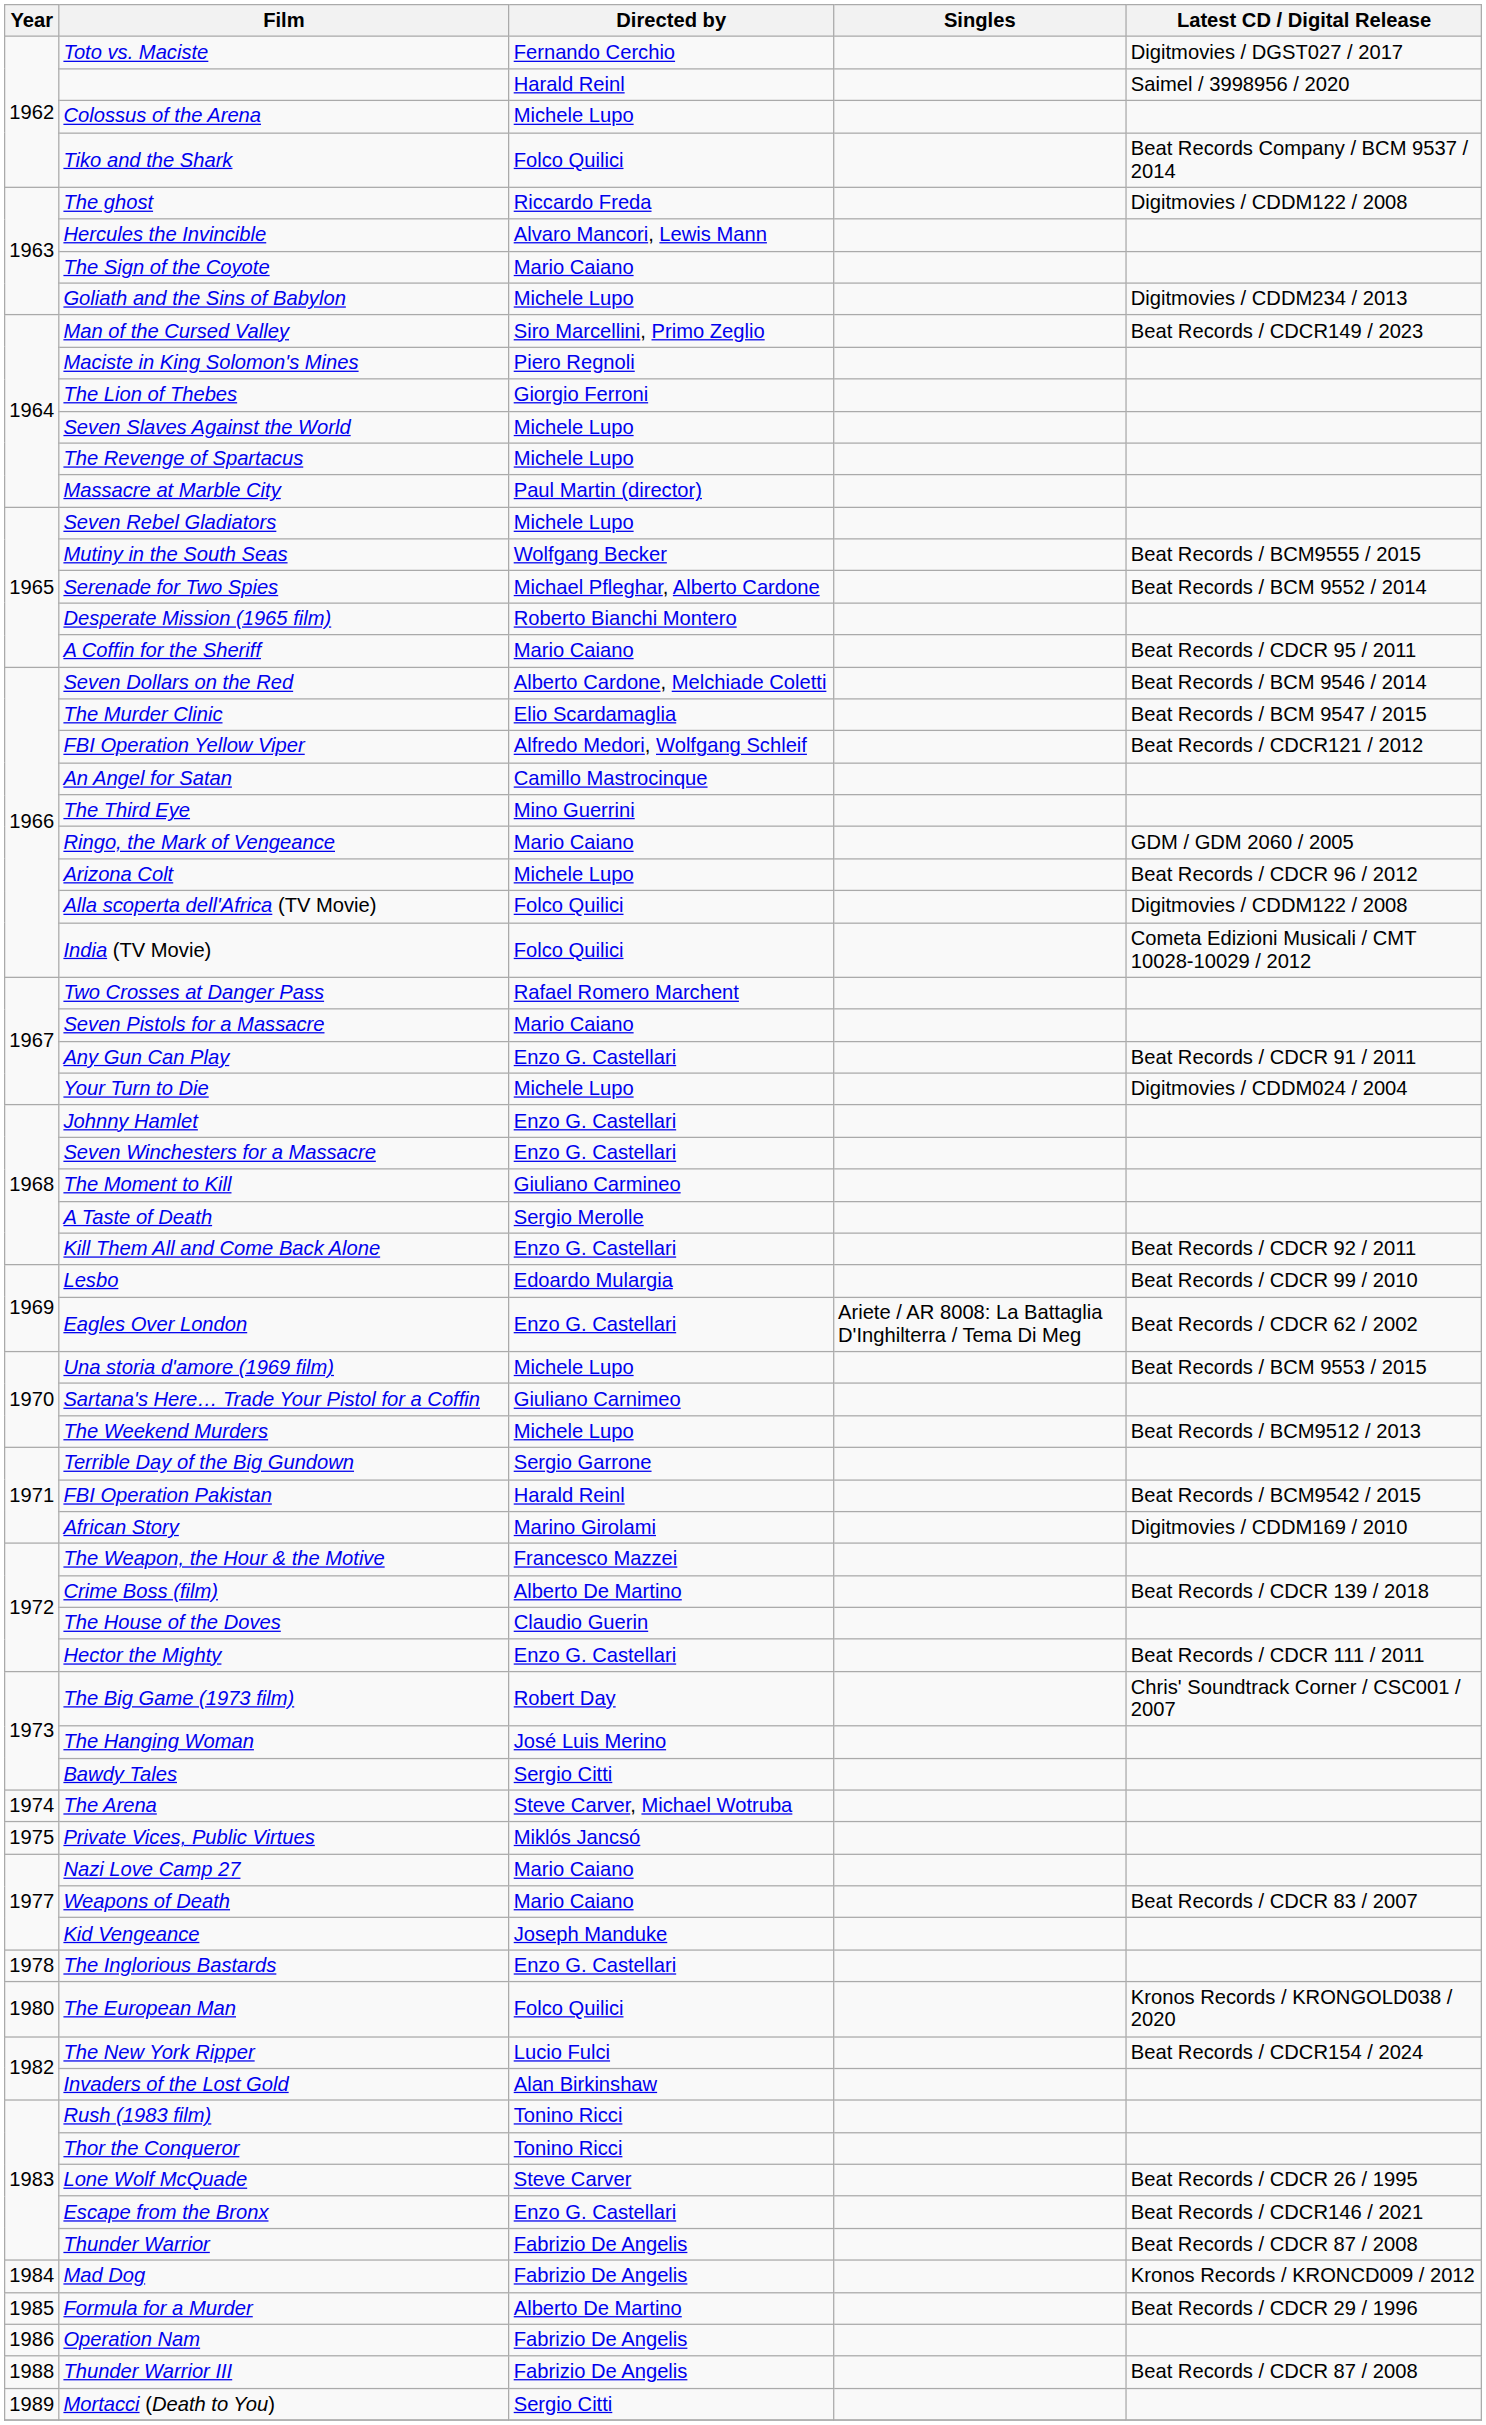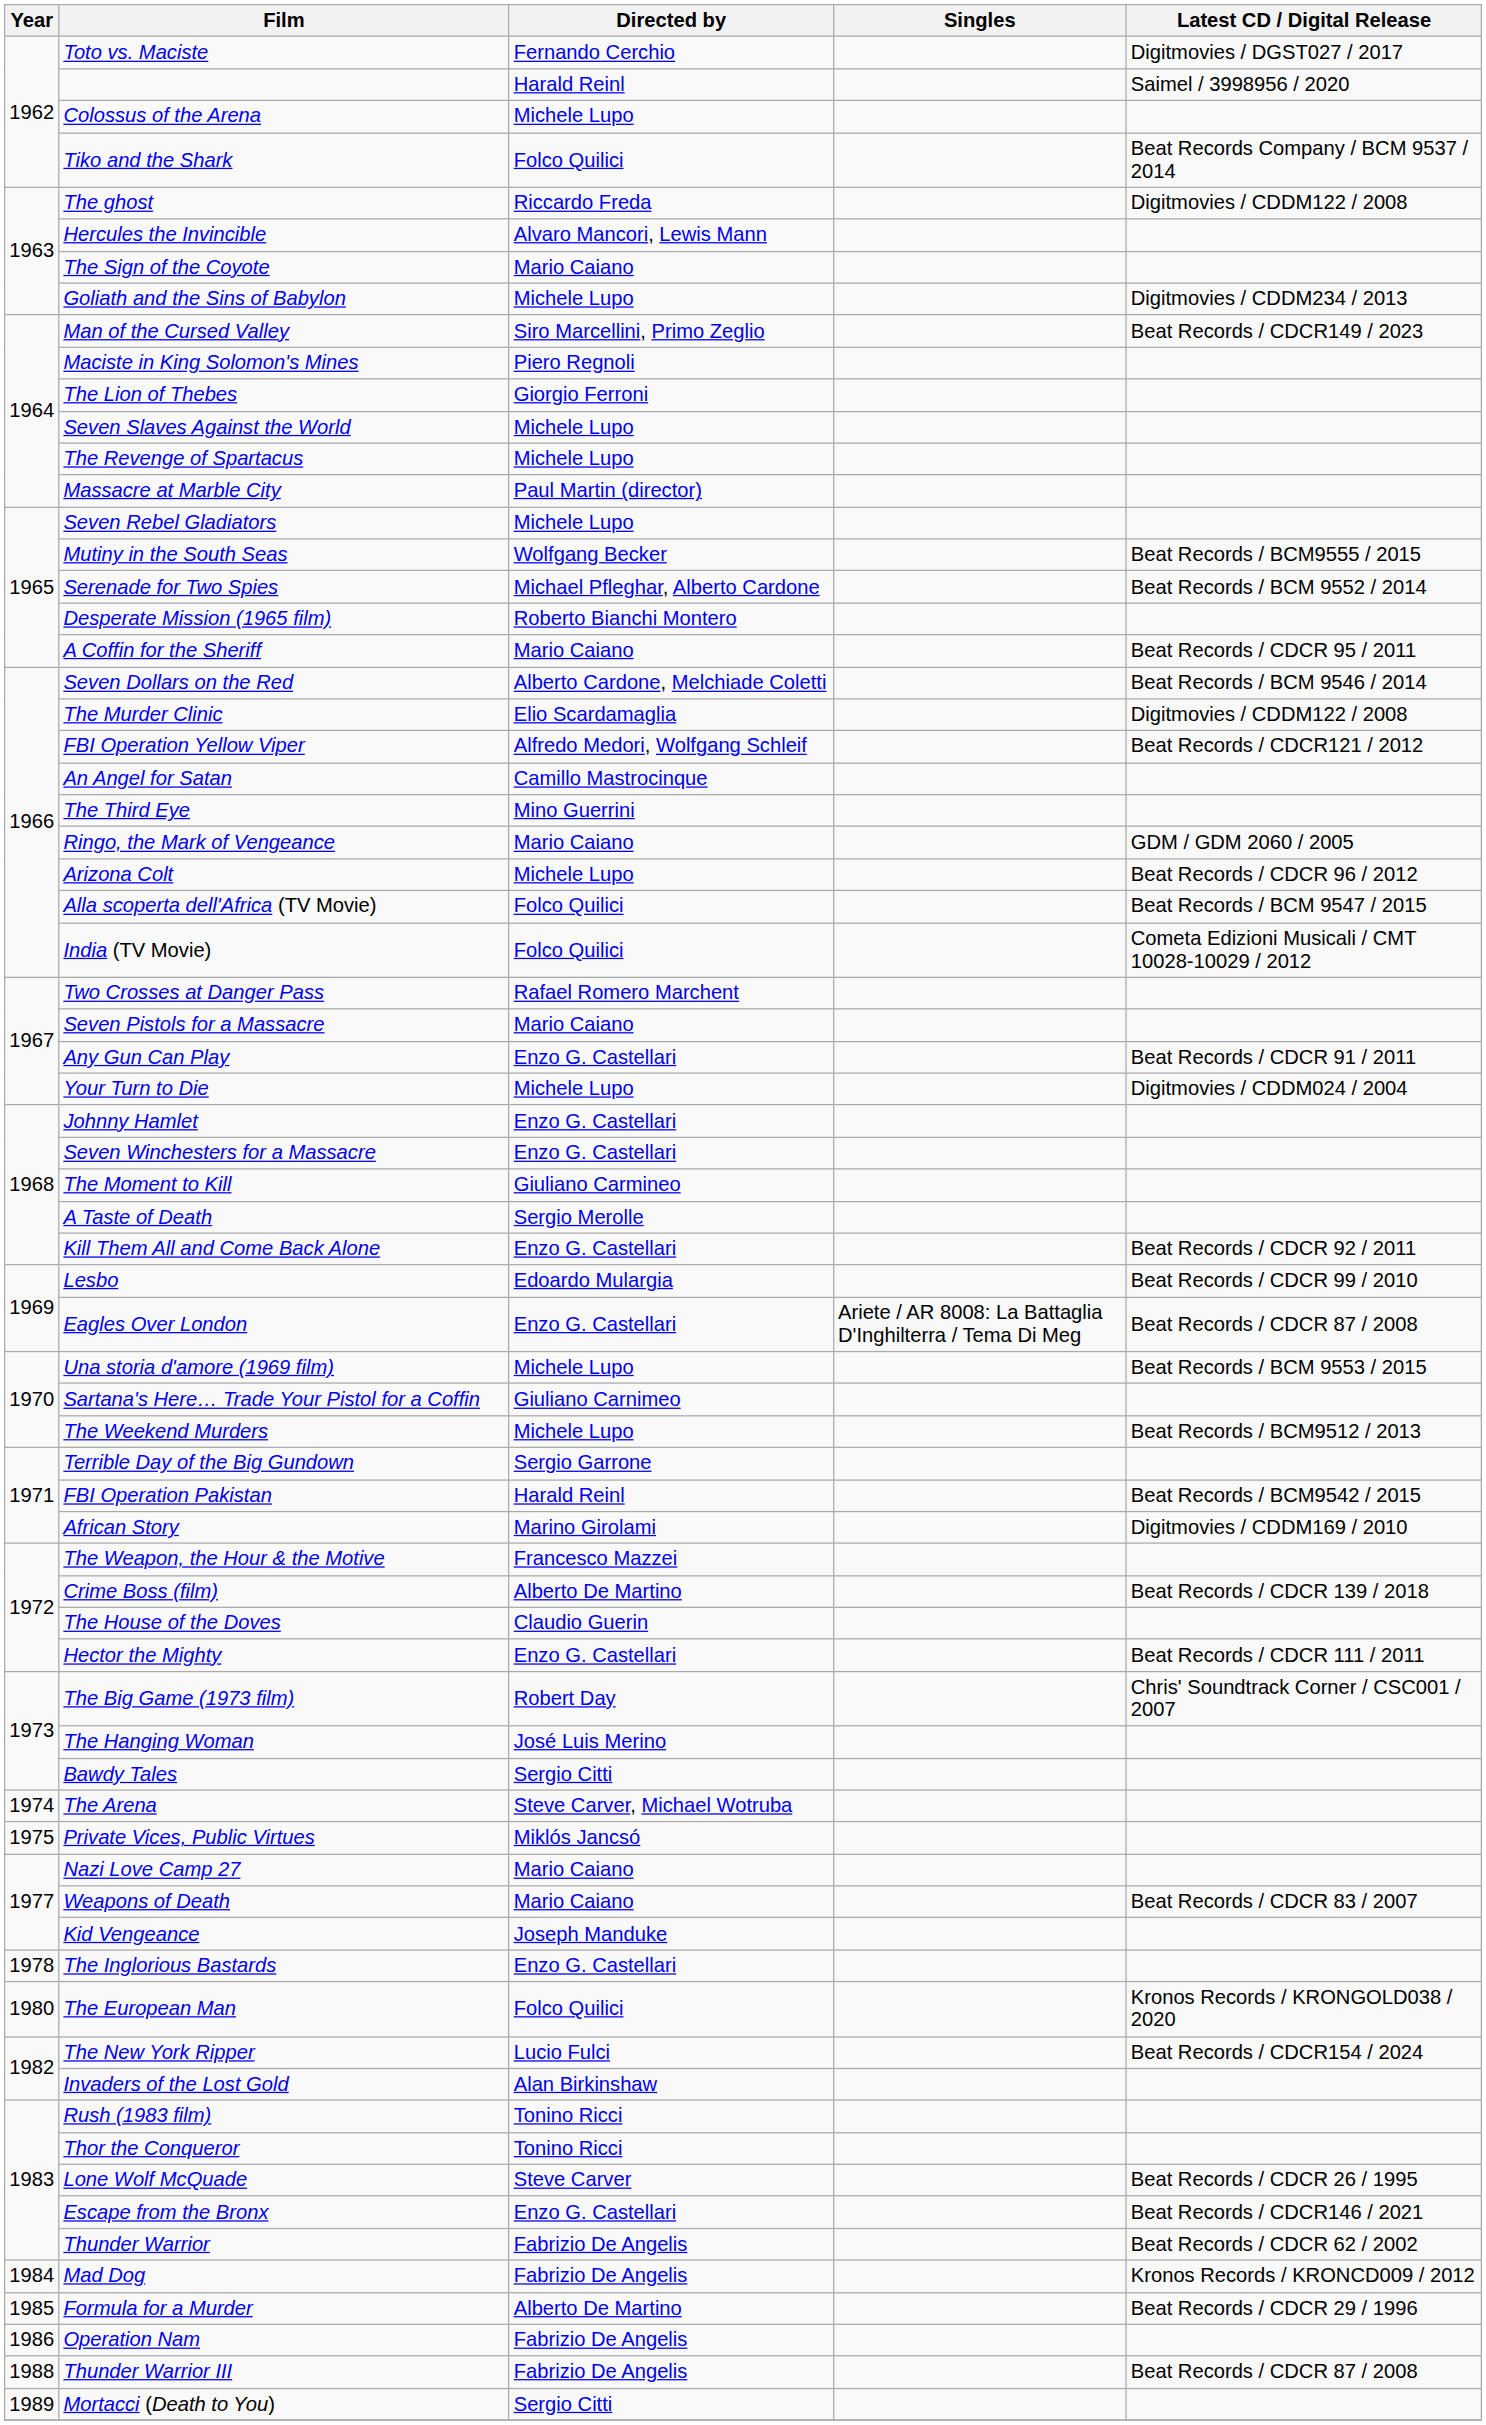(1279, 714) Beat Records / BCM 9547 / 2015 -> (1269, 714) Digitmovies / CDDM122 / 2008
(1269, 906) Digitmovies / CDDM122 / 2008 -> (1279, 906) Beat Records / BCM 9547 / 2015
(1274, 1324) Beat Records / CDCR 62 / 2002 -> (1274, 1324) Beat Records / CDCR 87 / 2008
(1274, 2244) Beat Records / CDCR 87 / 2008 -> (1274, 2244) Beat Records / CDCR 62 / 2002
